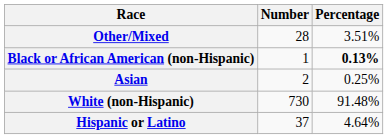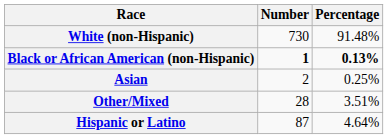rows swapped: (131, 101) <-> (131, 36)
(306, 58) normal -> (306, 58) bold
(302, 123) 37 -> (302, 123) 87
